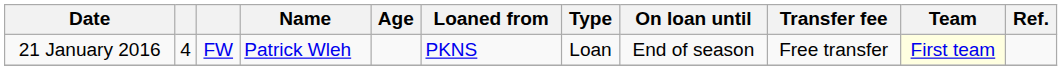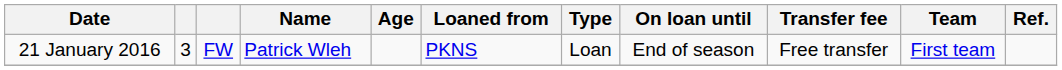(186, 49) 4 -> (186, 49) 3
(953, 49) lightyellow background -> (953, 49) no background
